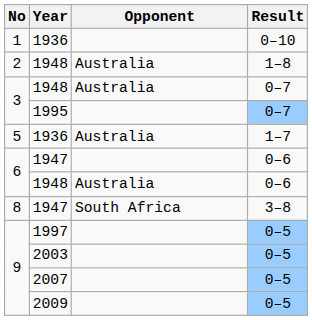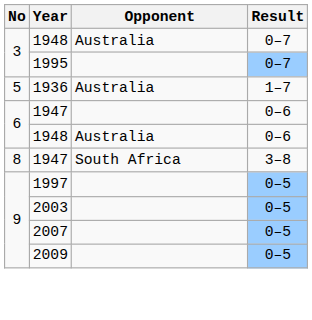- row: (17, 40)
- row: (17, 64)
